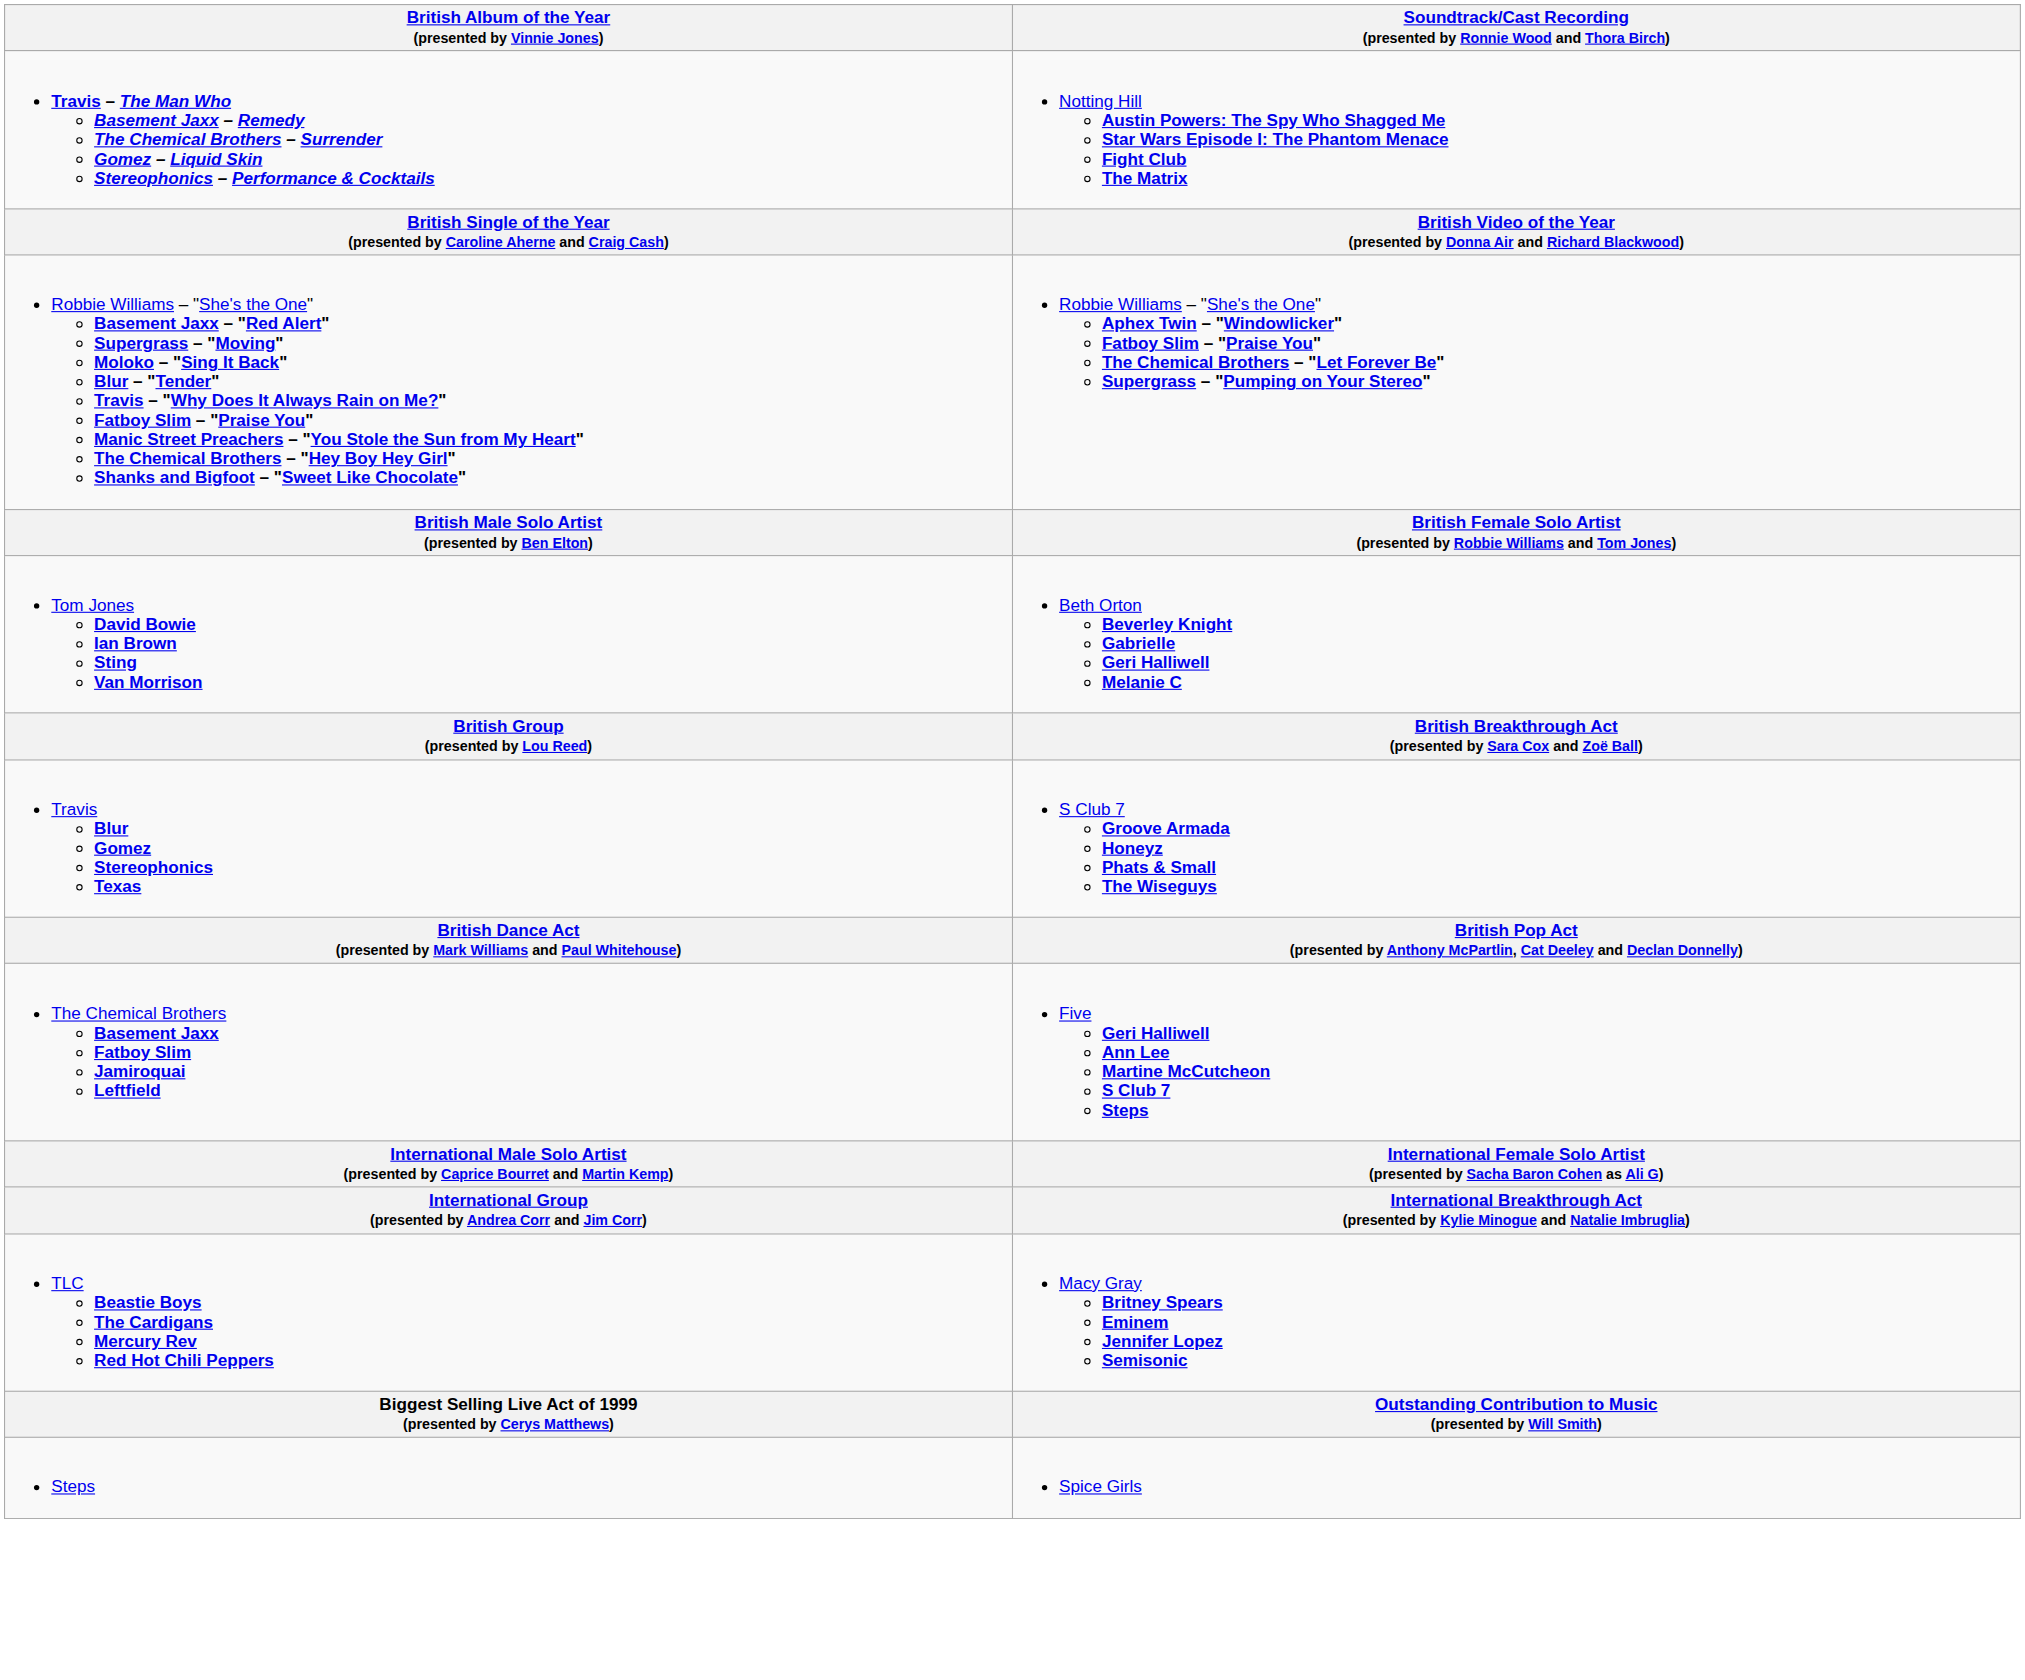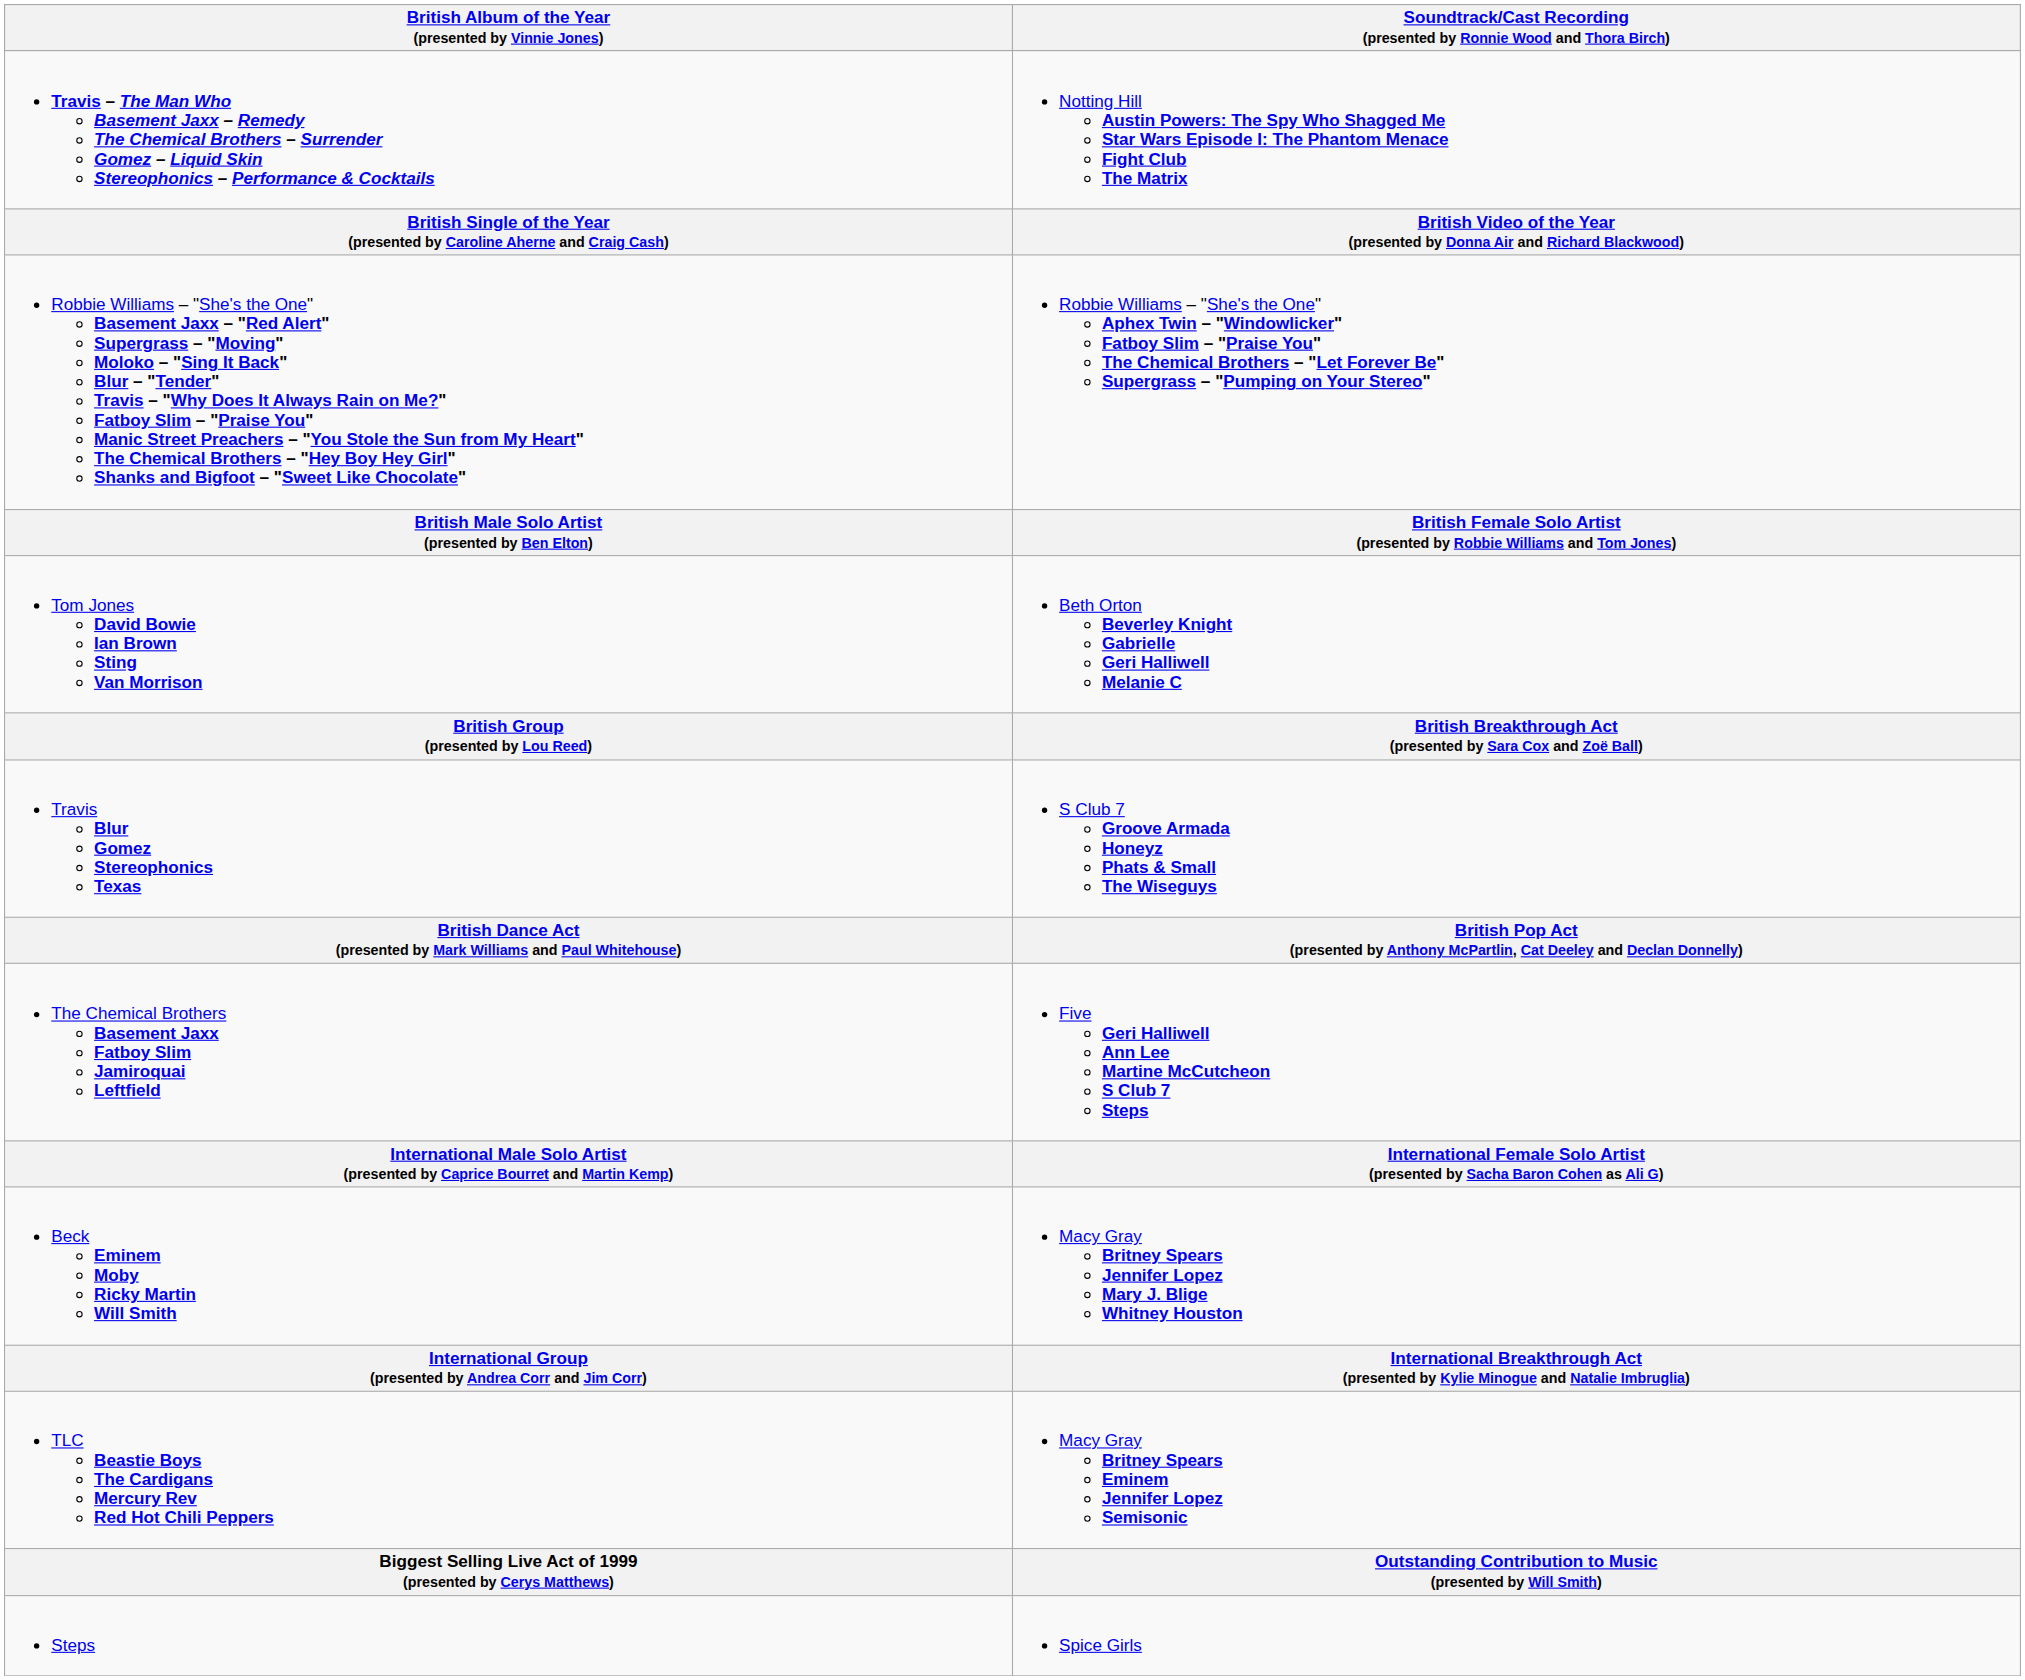+ row: (508, 1275)
